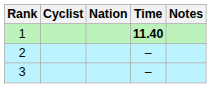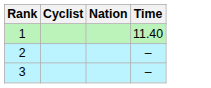- column: (186, 14)
(148, 33) bold -> (148, 33) normal
